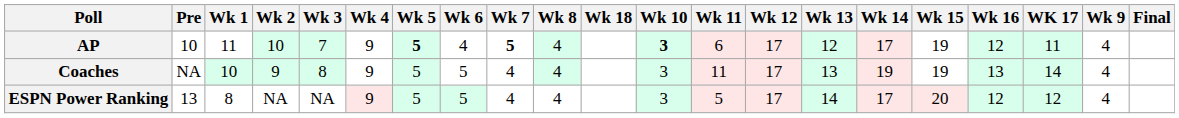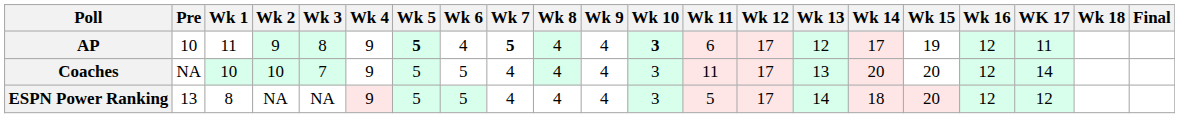columns swapped: (1106, 17) <-> (608, 17)
(276, 44) 10 -> (276, 44) 9
(323, 44) 7 -> (323, 44) 8
(276, 71) 9 -> (276, 71) 10
(323, 71) 8 -> (323, 71) 7
(885, 71) 19 -> (876, 71) 20
(940, 71) 19 -> (931, 71) 20
(995, 71) 13 -> (987, 71) 12
(885, 98) 17 -> (876, 98) 18
